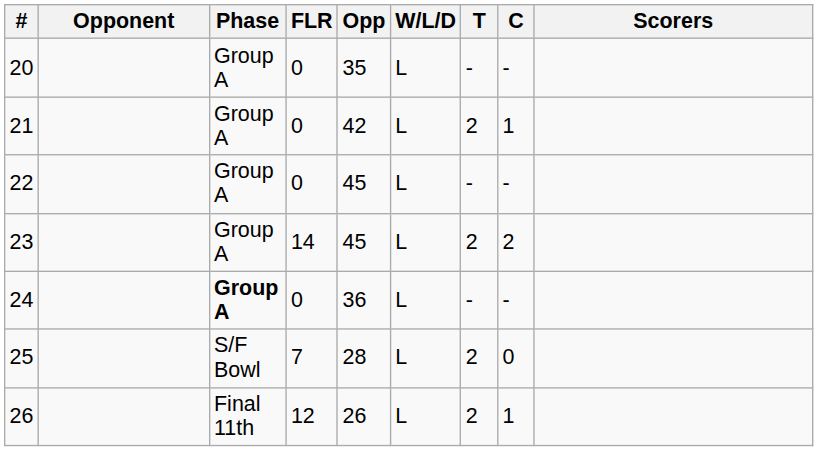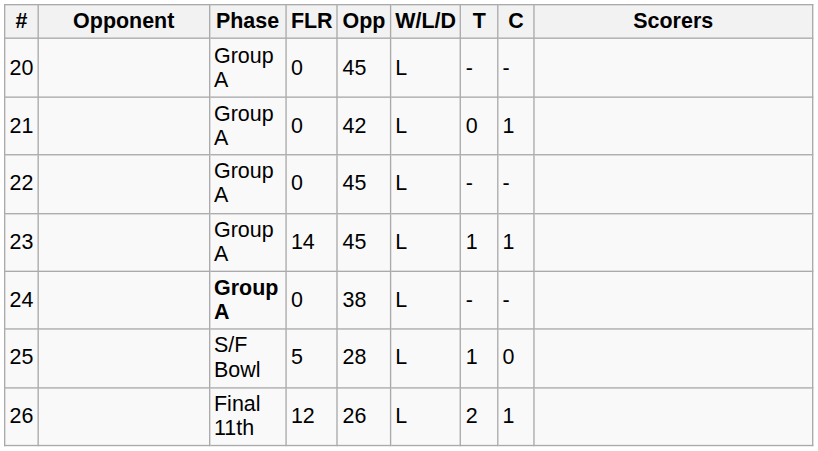(354, 67) 35 -> (354, 67) 45
(472, 125) 2 -> (472, 125) 0
(472, 241) 2 -> (472, 241) 1
(509, 241) 2 -> (509, 241) 1
(354, 300) 36 -> (354, 300) 38
(297, 358) 7 -> (297, 358) 5
(472, 358) 2 -> (472, 358) 1
